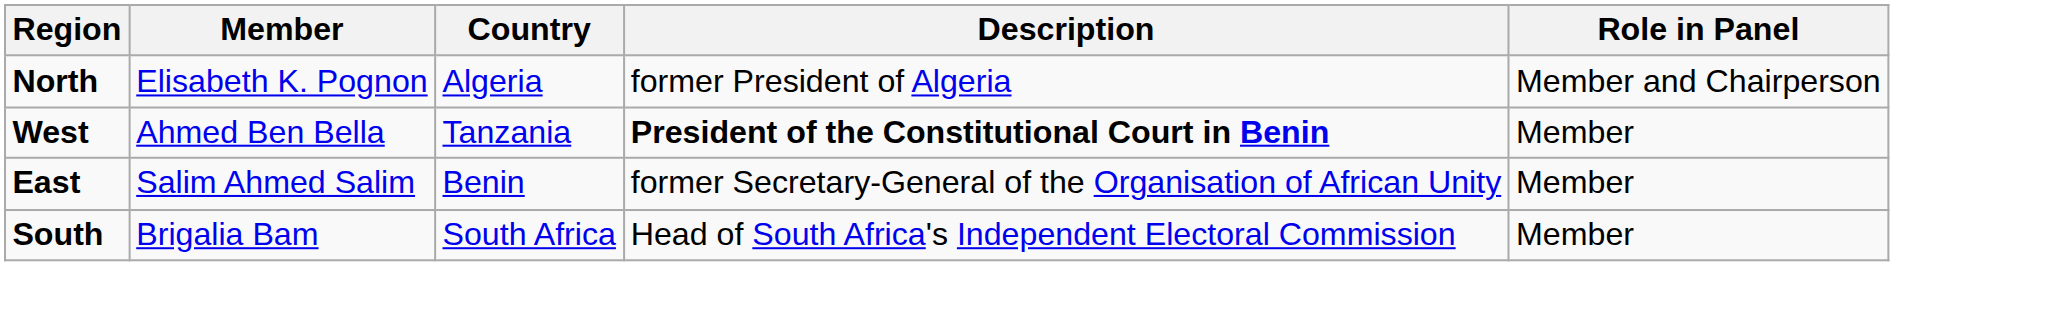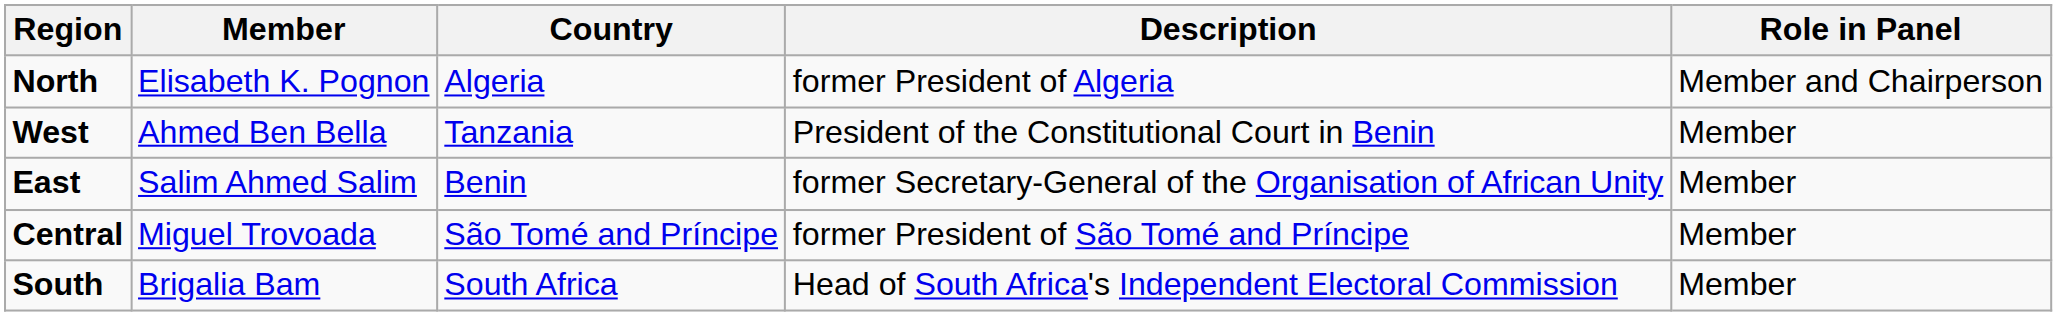(980, 132) bold -> (1114, 132) normal
+ row: (68, 234)
